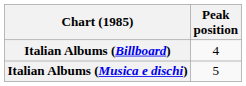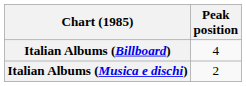(216, 71) 5 -> (216, 71) 2
